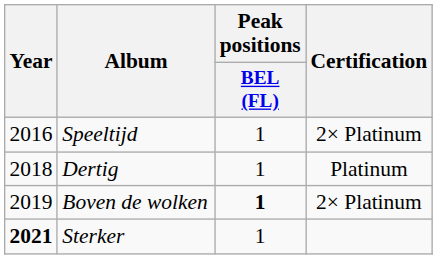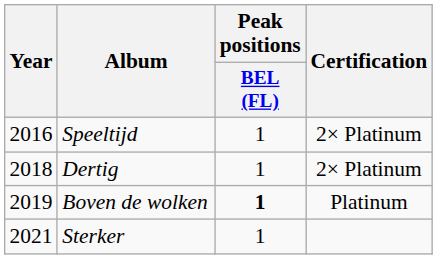(369, 168) Platinum -> (369, 168) 2× Platinum
(369, 202) 2× Platinum -> (369, 202) Platinum
(31, 236) bold -> (31, 236) normal
